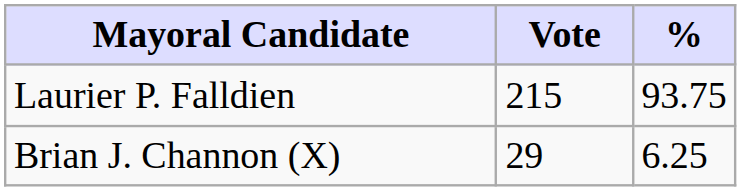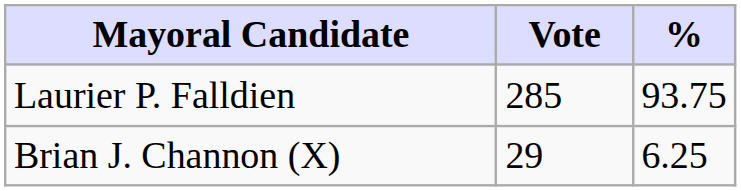(534, 94) 215 -> (534, 94) 285
